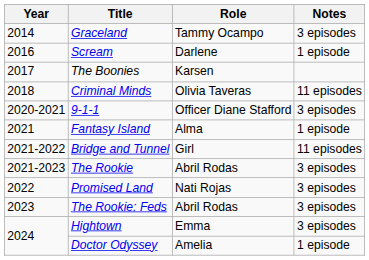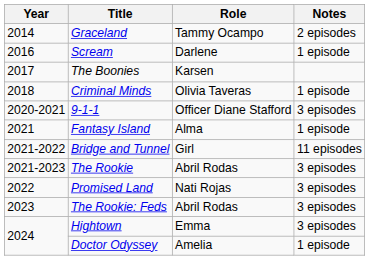(327, 33) 3 episodes -> (327, 33) 2 episodes
(329, 91) 11 episodes -> (323, 91) 1 episode
